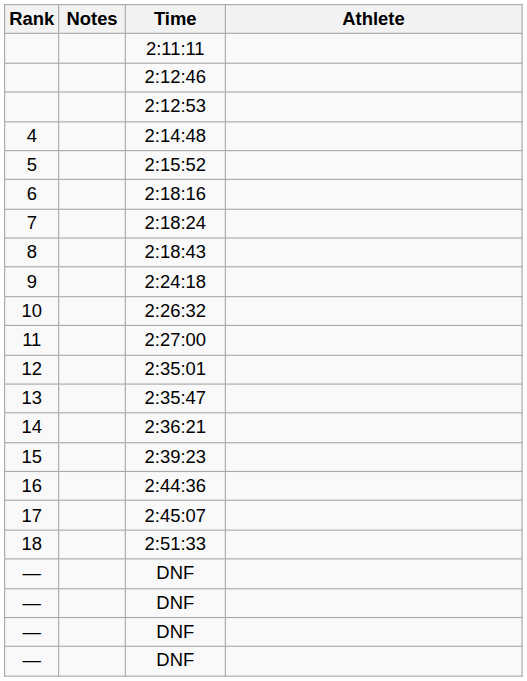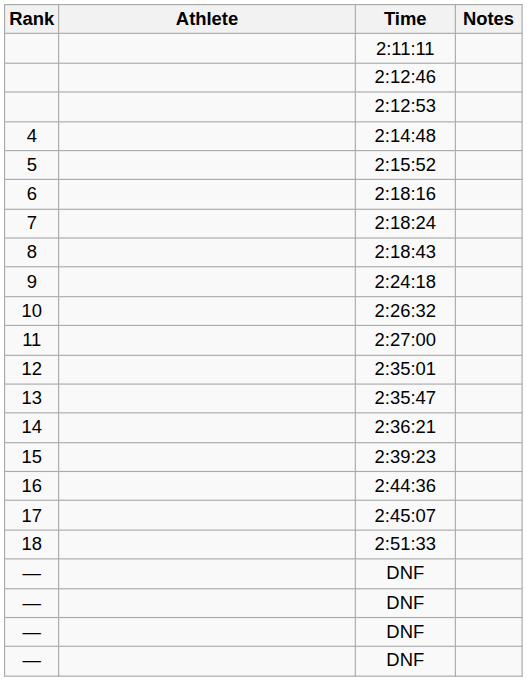columns swapped: (374, 19) <-> (92, 19)
